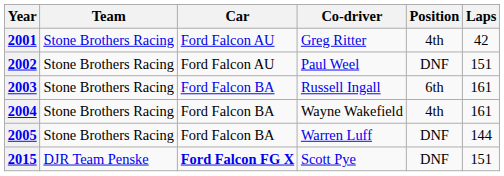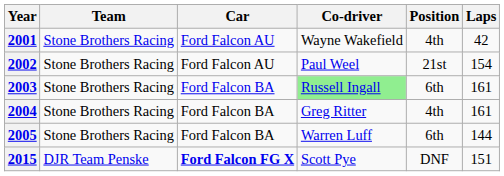(334, 40) Greg Ritter -> (352, 40) Wayne Wakefield
(434, 64) DNF -> (434, 64) 21st
(481, 64) 151 -> (481, 64) 154
(341, 88) no background -> (341, 88) lightgreen background
(352, 111) Wayne Wakefield -> (334, 111) Greg Ritter
(434, 135) DNF -> (434, 135) 6th
